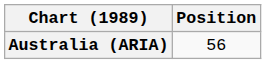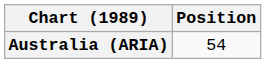(216, 45) 56 -> (216, 45) 54
